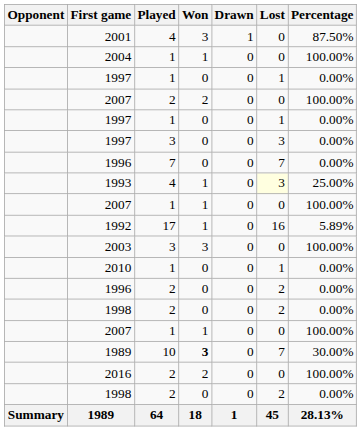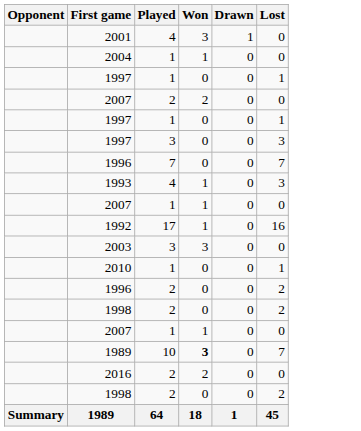- column: (322, 15)
(282, 183) lightyellow background -> (282, 183) no background
